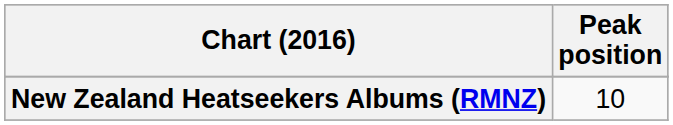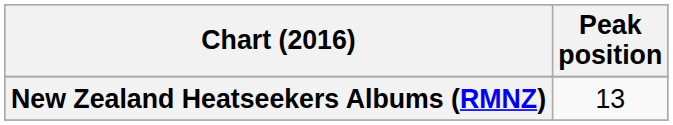(610, 98) 10 -> (610, 98) 13
